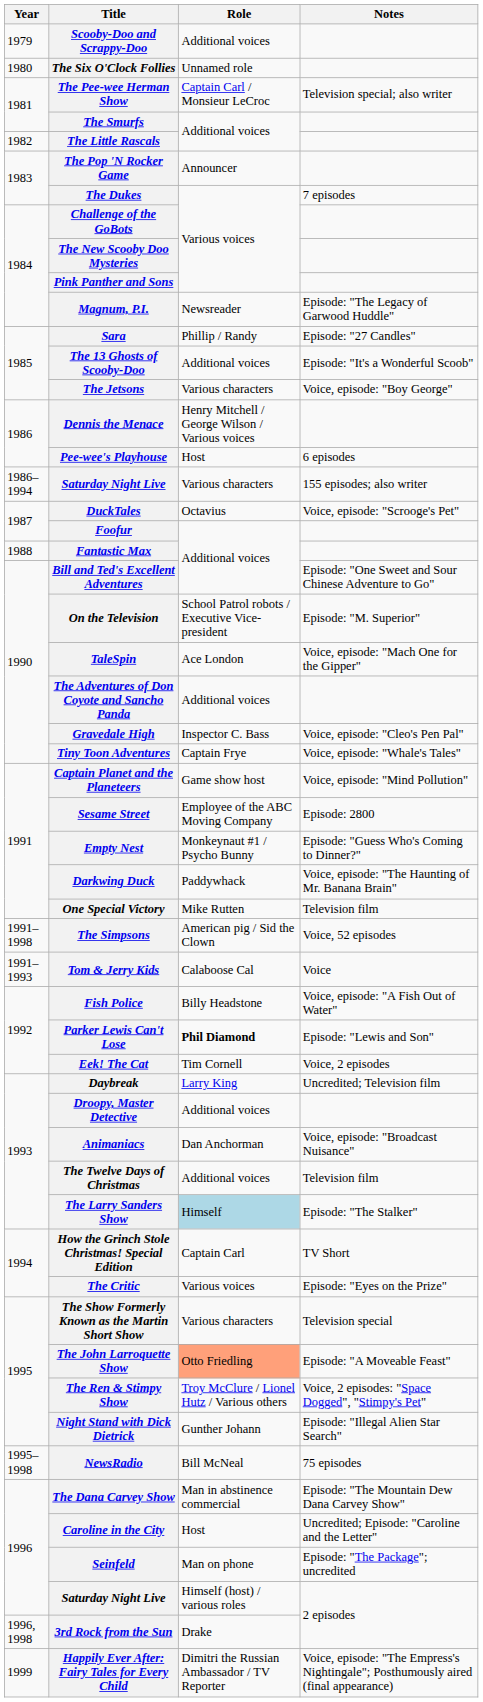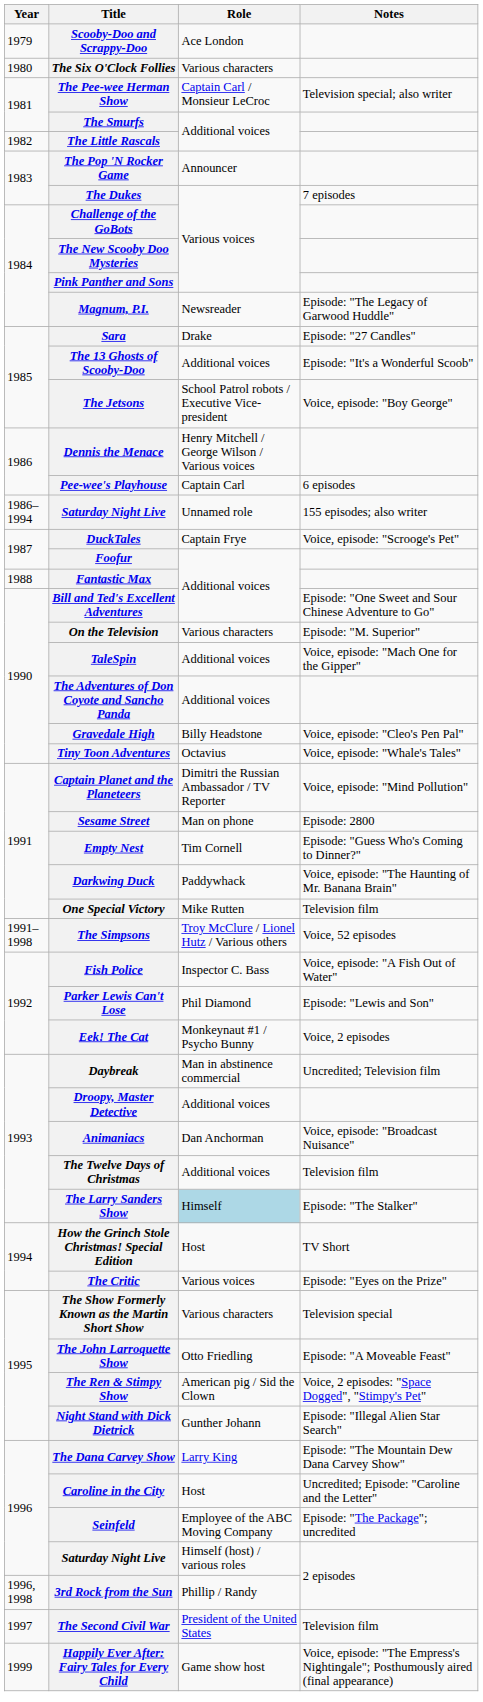(226, 41) Additional voices -> (212, 41) Ace London
(217, 68) Unnamed role -> (227, 68) Various characters
(219, 336) Phillip / Randy -> (197, 336) Drake
(227, 389) Various characters -> (236, 403) School Patrol robots / Executive Vice-president
(193, 457) Host -> (213, 485) Captain Carl
(227, 484) Various characters -> (217, 512) Unnamed role
(204, 511) Octavius -> (214, 539) Captain Frye
(236, 618) School Patrol robots / Executive Vice-president -> (227, 632) Various characters
(212, 659) Ace London -> (226, 659) Additional voices
(225, 733) Inspector C. Bass -> (222, 733) Billy Headstone
(214, 753) Captain Frye -> (204, 753) Octavius
(223, 780) Game show host -> (230, 787) Dimitri the Russian Ambassador / TV Reporter
(237, 814) Employee of the ABC Moving Company -> (217, 821) Man on phone
(224, 848) Monkeynaut #1 / Psycho Bunny -> (212, 848) Tim Cornell
(238, 935) American pig / Sid the Clown -> (238, 935) Troy McClure / Lionel Hutz / Various others
- row: (114, 969)
(222, 1003) Billy Headstone -> (225, 969) Inspector C. Bass
(218, 1037) bold -> (216, 1003) normal
(212, 1063) Tim Cornell -> (224, 1037) Monkeynaut #1 / Psycho Bunny
(209, 1083) Larry King -> (227, 1070) Man in abstinence commercial
(213, 1252) Captain Carl -> (193, 1247) Host
(217, 1361) lightsalmon background -> (217, 1355) no background
(238, 1395) Troy McClure / Lionel Hutz / Various others -> (238, 1389) American pig / Sid the Clown
- row: (114, 1462)
(227, 1496) Man in abstinence commercial -> (209, 1457) Larry King
(217, 1564) Man on phone -> (237, 1524) Employee of the ABC Moving Company
(197, 1632) Drake -> (219, 1592) Phillip / Randy
+ row: (114, 1626)
(230, 1672) Dimitri the Russian Ambassador / TV Reporter -> (223, 1667) Game show host
